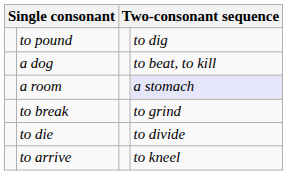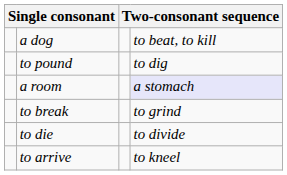rows swapped: (46, 39) <-> (36, 63)
